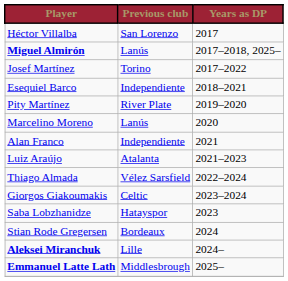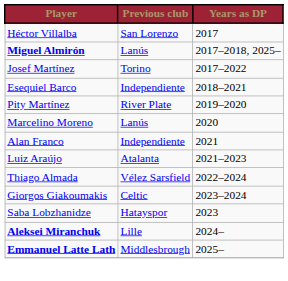- row: (57, 231)
